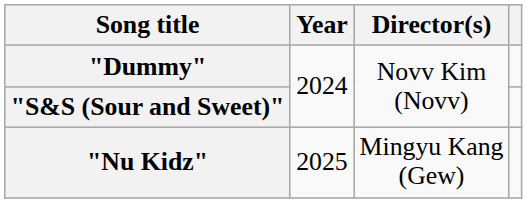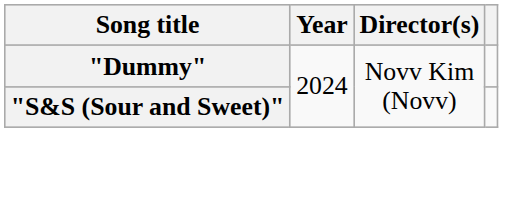- row: (148, 161)
